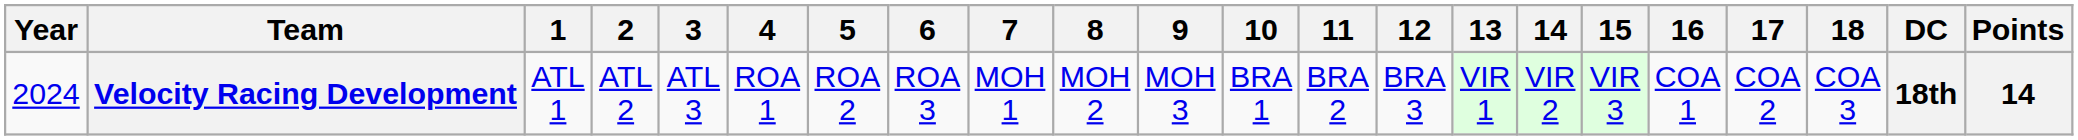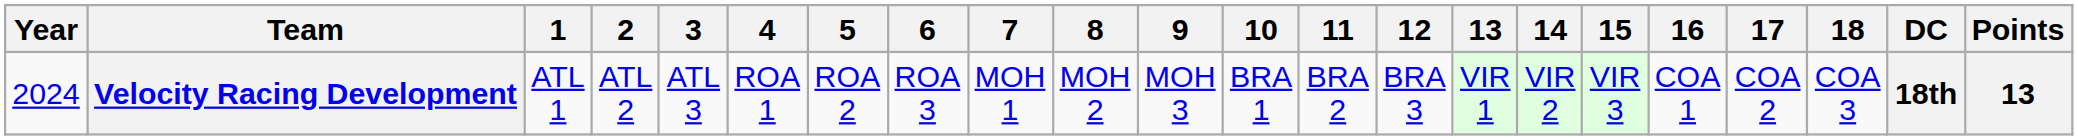(2018, 93) 14 -> (2018, 93) 13
